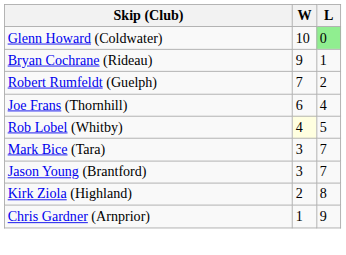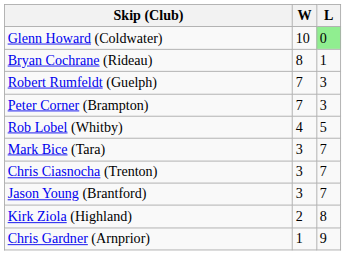(299, 60) 9 -> (299, 60) 8
(323, 82) 2 -> (323, 82) 3
+ row: (78, 104)
- row: (68, 104)
(299, 127) lightyellow background -> (299, 127) no background
+ row: (83, 171)
